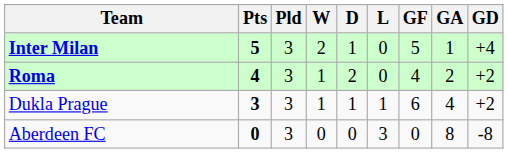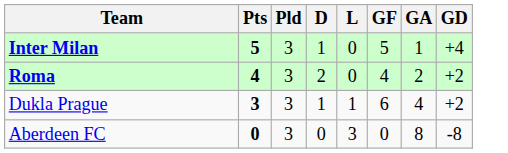- column: (321, 18)
